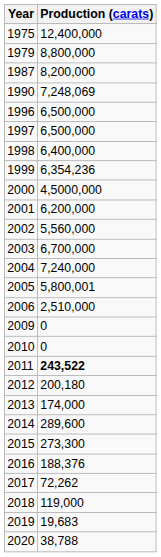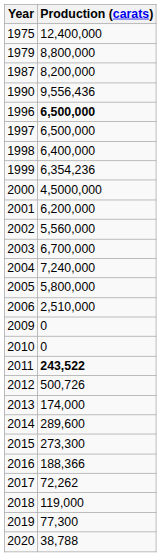(68, 92) 7,248,069 -> (68, 92) 9,556,436
(68, 111) normal -> (68, 111) bold
(68, 287) 5,800,001 -> (68, 287) 5,800,000
(63, 385) 200,180 -> (63, 385) 500,726
(63, 463) 188,376 -> (63, 463) 188,366
(59, 522) 19,683 -> (59, 522) 77,300
